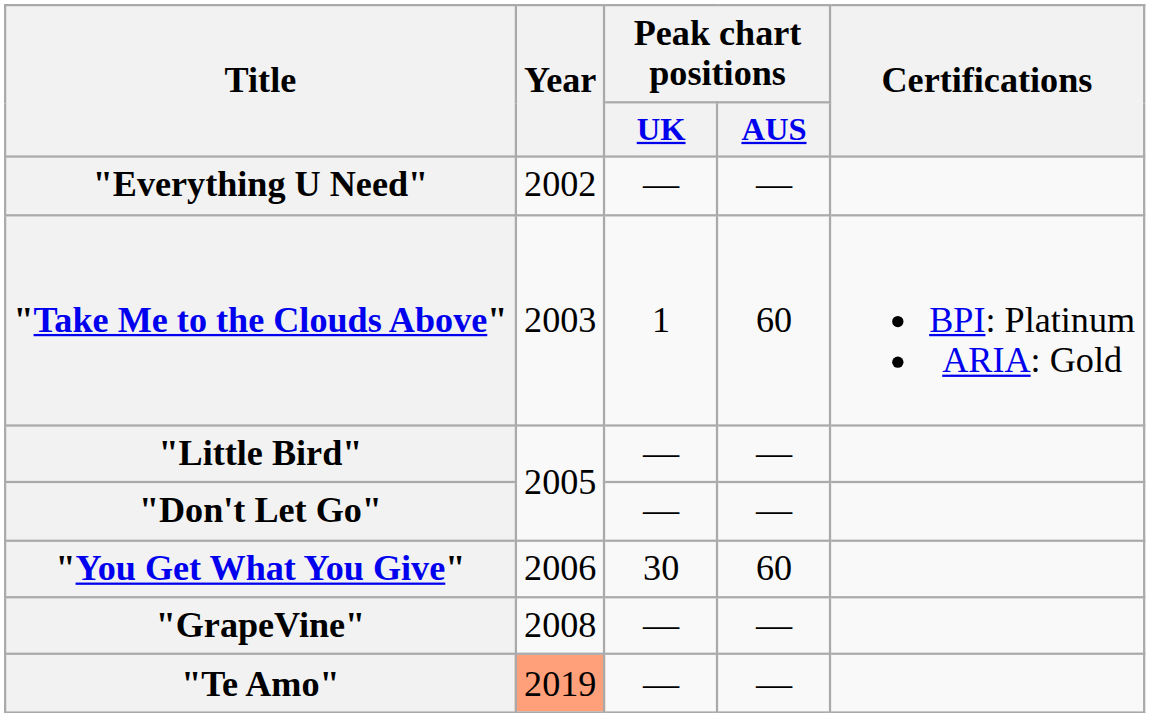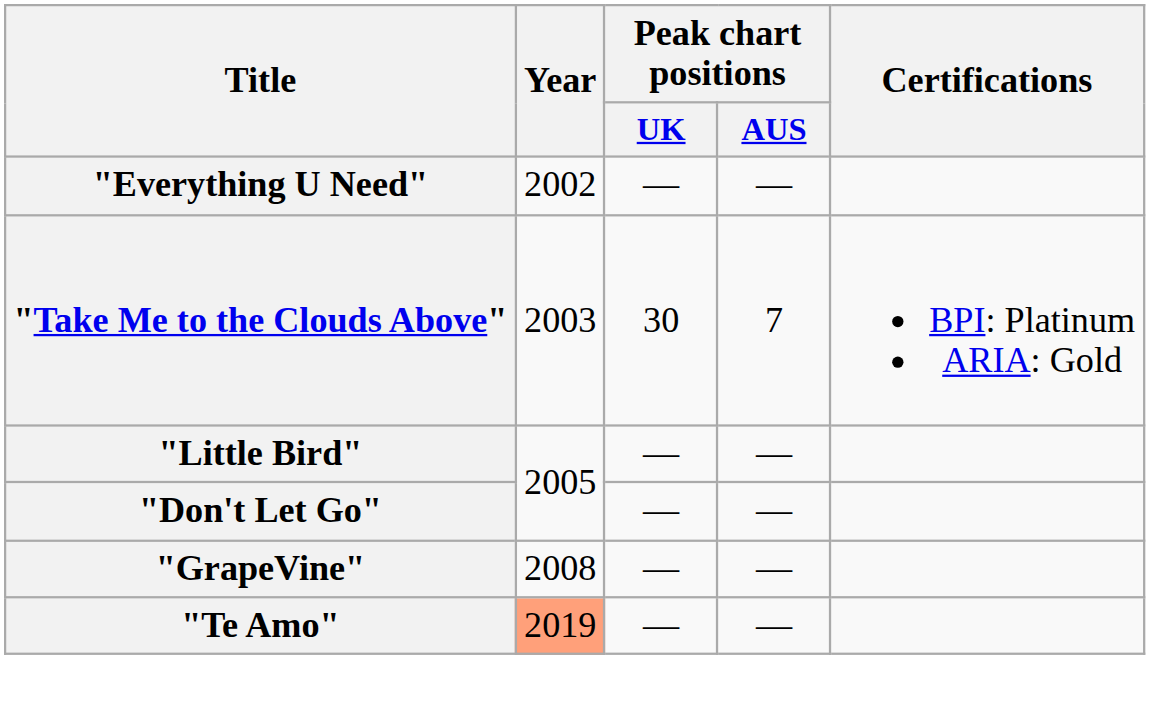(661, 319) 1 -> (661, 319) 30
(774, 319) 60 -> (774, 319) 7
- row: (260, 567)
